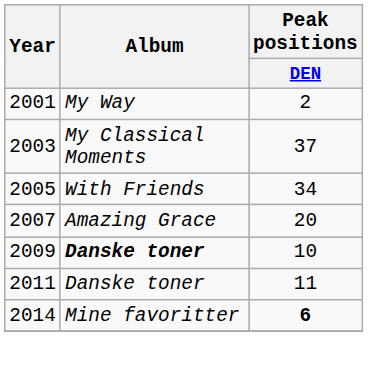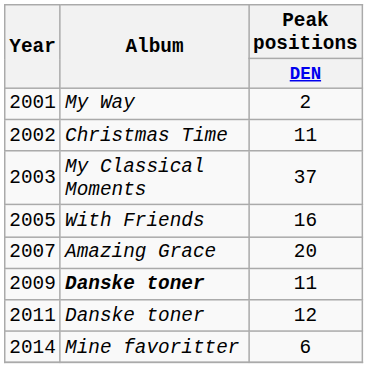+ row: (33, 135)
(305, 189) 34 -> (305, 221) 16
(305, 252) 10 -> (305, 284) 11
(305, 284) 11 -> (305, 316) 12
(305, 316) bold -> (305, 347) normal
